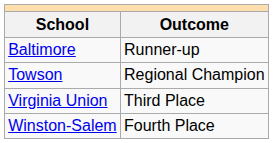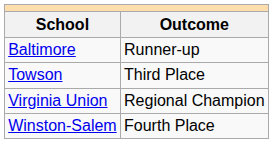(194, 75) Regional Champion -> (165, 75) Third Place
(165, 100) Third Place -> (194, 100) Regional Champion
